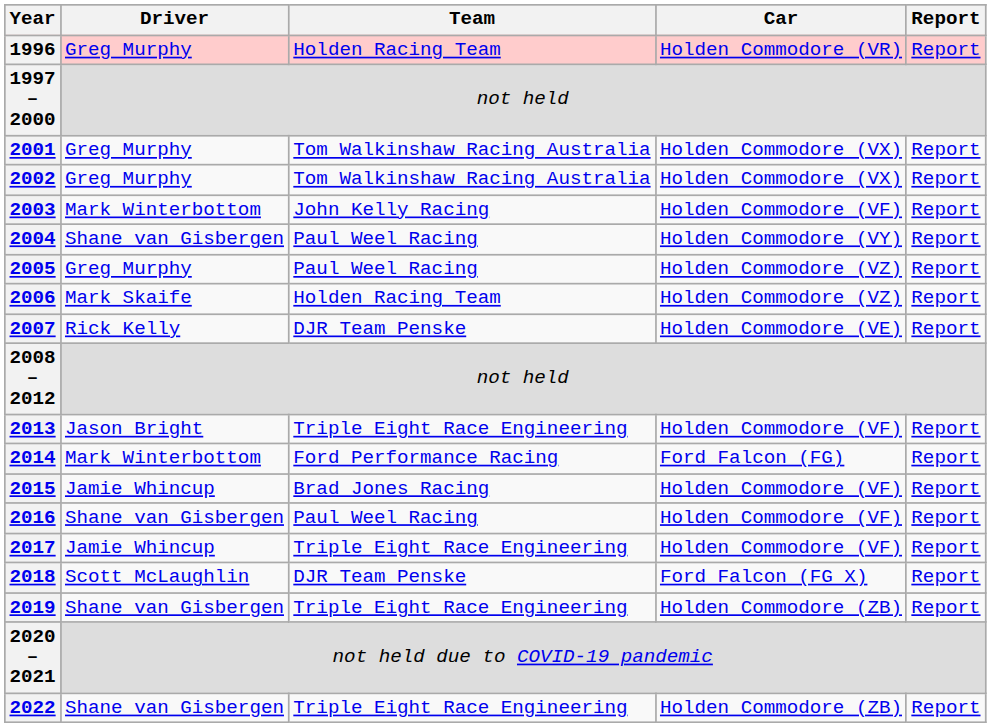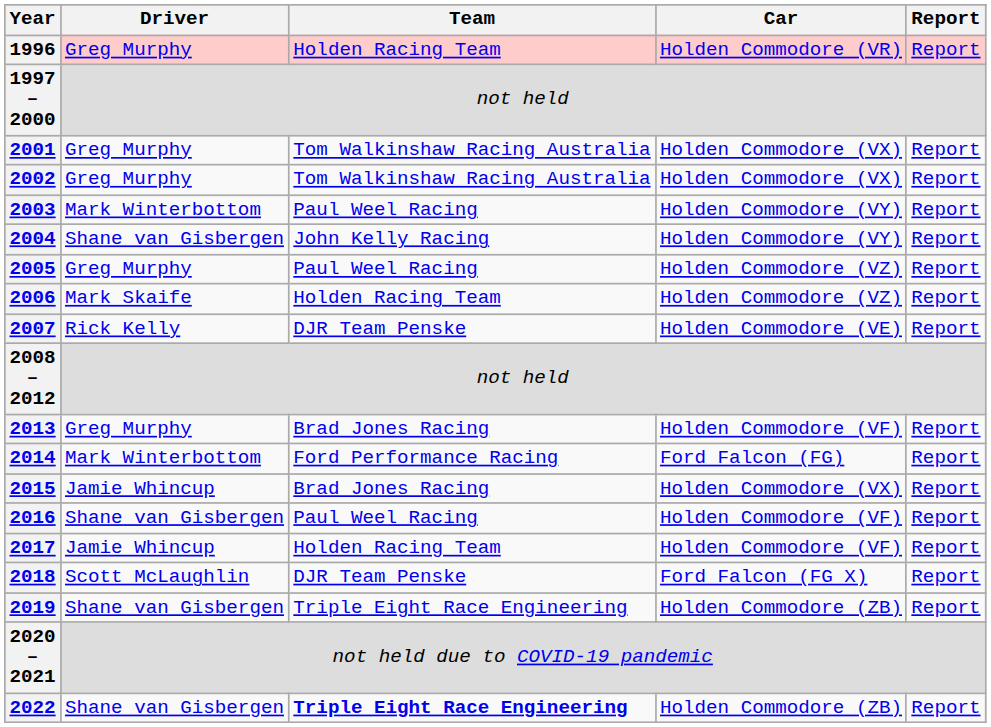(391, 210) John Kelly Racing -> (386, 210) Paul Weel Racing
(781, 210) Holden Commodore (VF) -> (781, 210) Holden Commodore (VY)
(386, 239) Paul Weel Racing -> (391, 239) John Kelly Racing
(134, 429) Jason Bright -> (128, 429) Greg Murphy
(460, 429) Triple Eight Race Engineering -> (391, 429) Brad Jones Racing
(781, 488) Holden Commodore (VF) -> (781, 488) Holden Commodore (VX)
(460, 548) Triple Eight Race Engineering -> (397, 548) Holden Racing Team
(460, 708) normal -> (460, 708) bold
